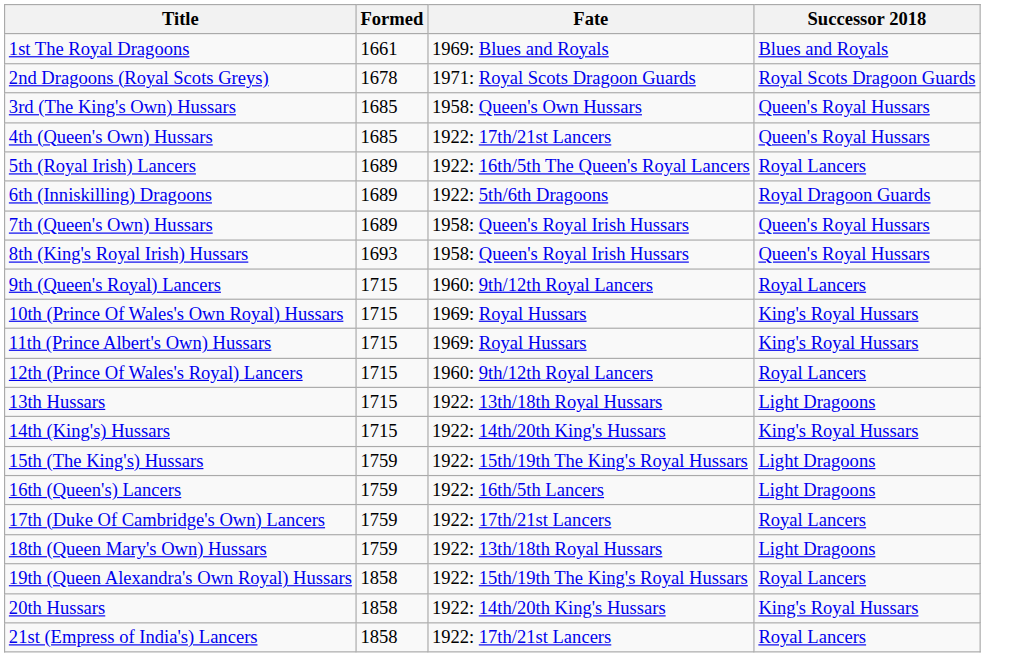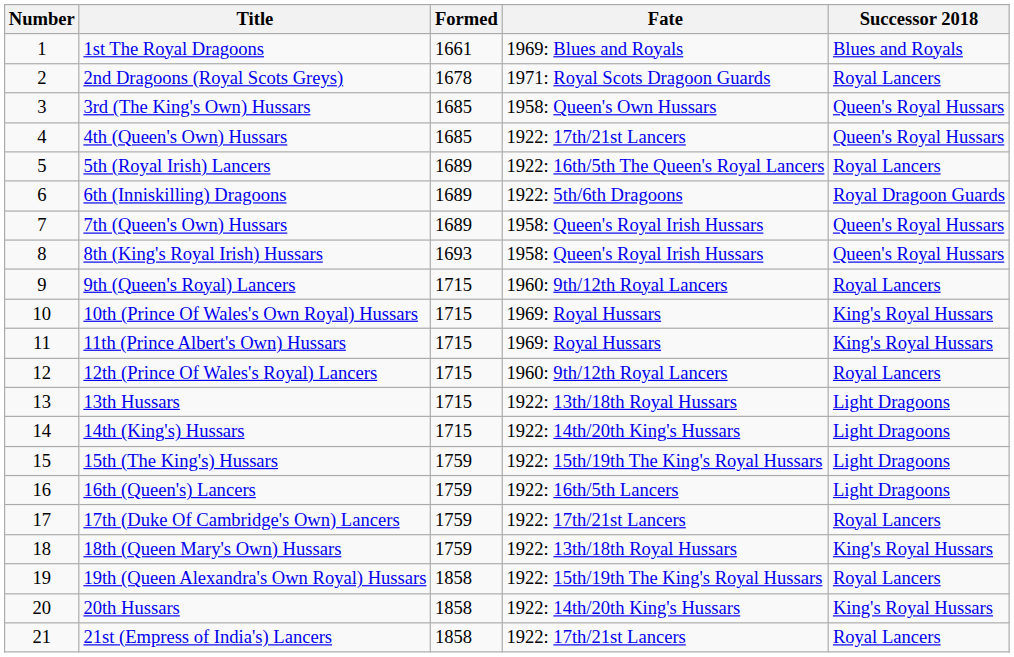+ column: (42, 19)
(867, 78) Royal Scots Dragoon Guards -> (887, 78) Royal Lancers
(838, 431) King's Royal Hussars -> (891, 431) Light Dragoons
(817, 549) Light Dragoons -> (913, 549) King's Royal Hussars
